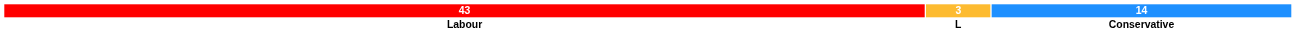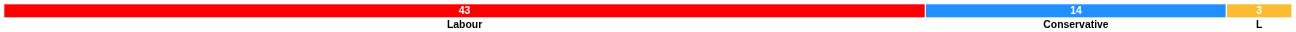columns swapped: (1142, 10) <-> (958, 10)
